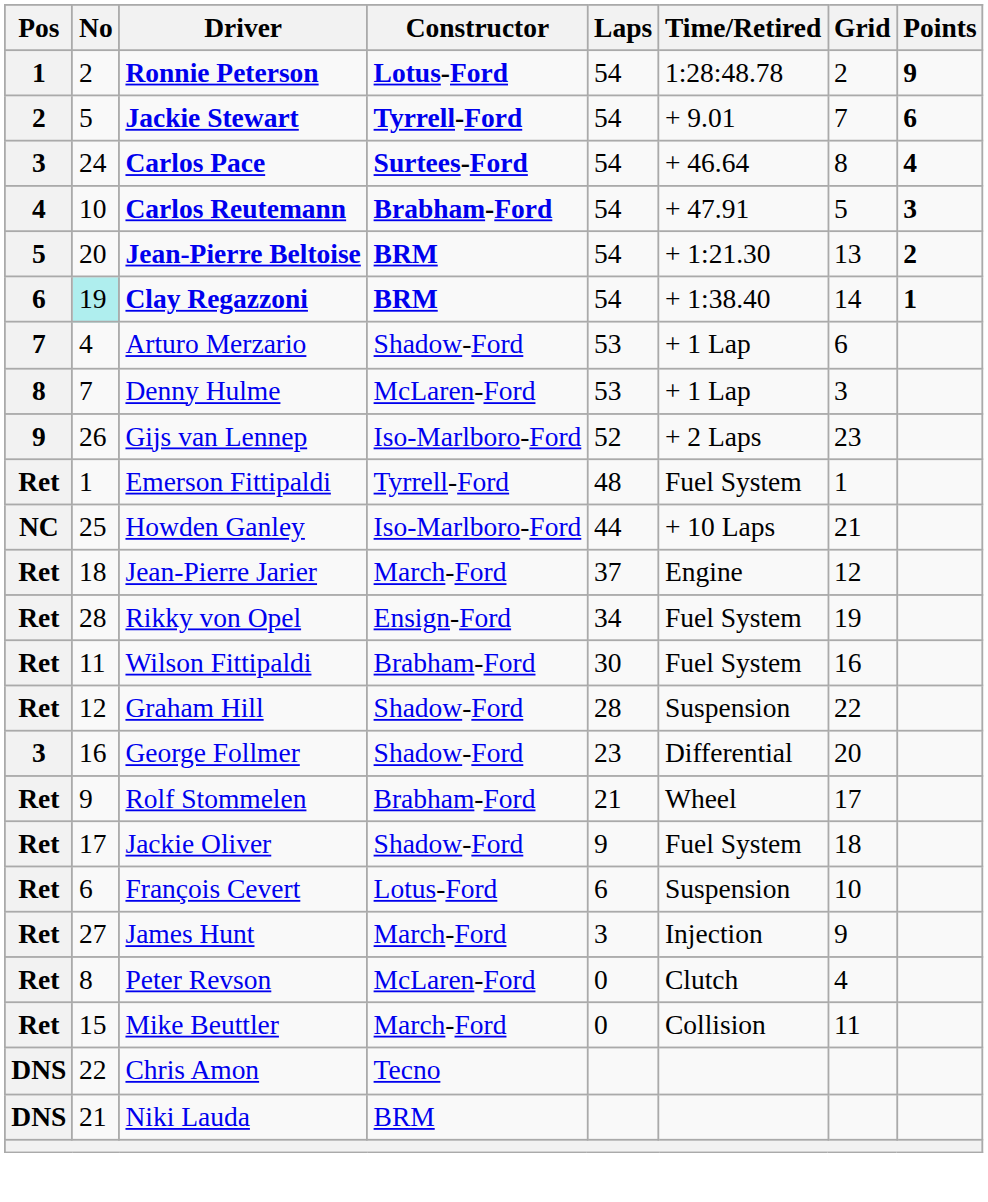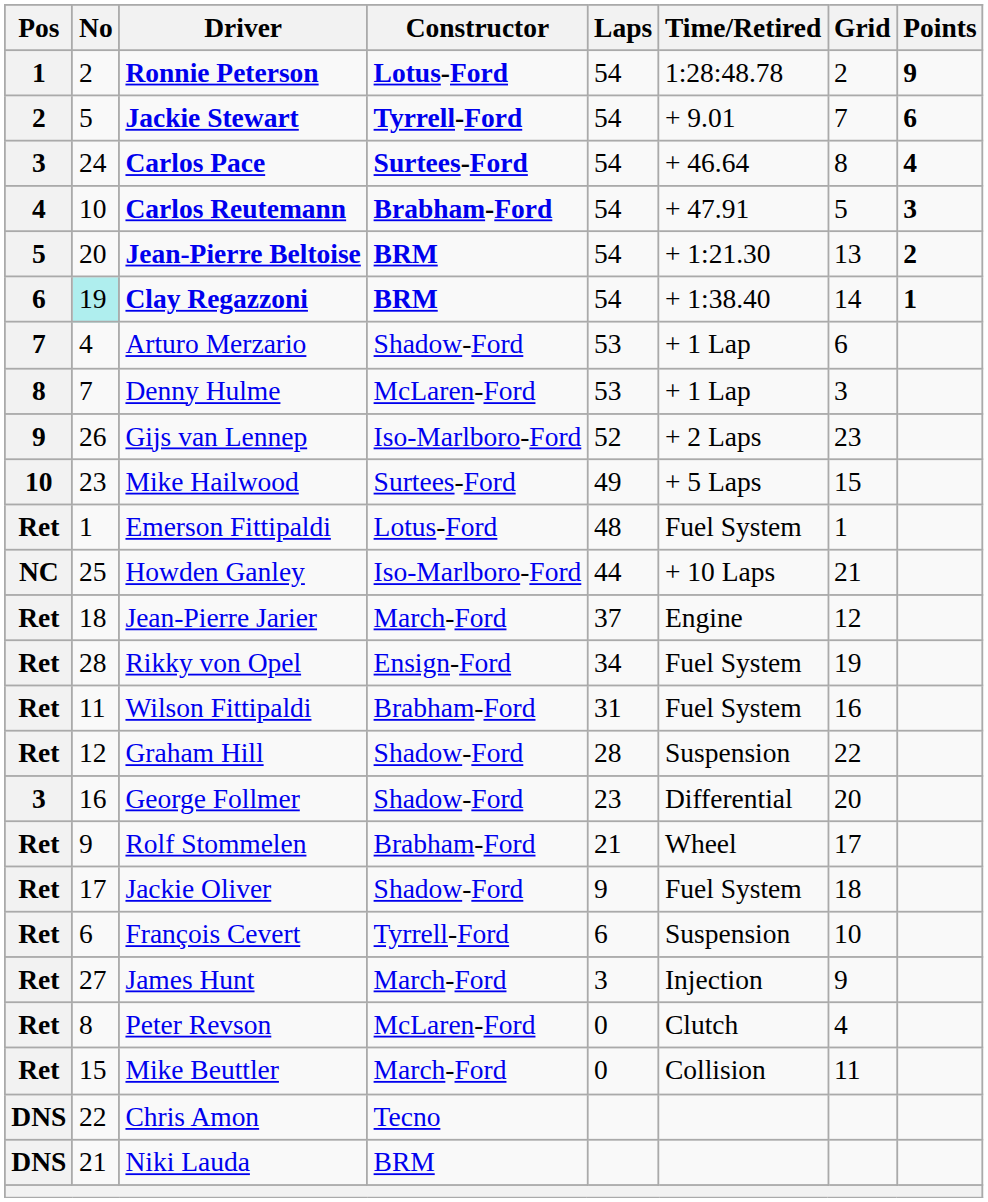+ row: (212, 481)
(441, 481) Tyrrell-Ford -> (435, 526) Lotus-Ford
(608, 662) 30 -> (608, 707) 31
(435, 889) Lotus-Ford -> (441, 934) Tyrrell-Ford
